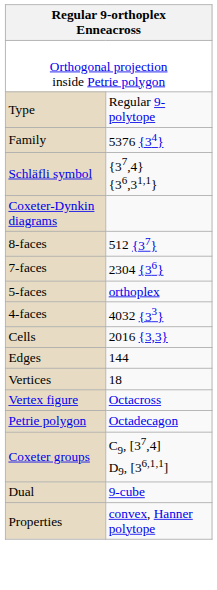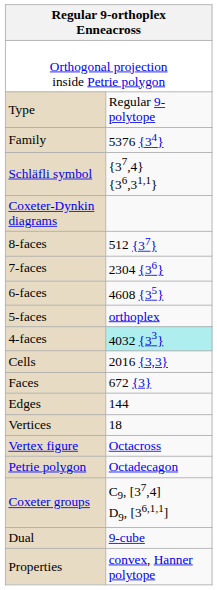+ row: (28, 293)
(136, 314) no background -> (136, 338) paleturquoise background
+ row: (24, 382)
